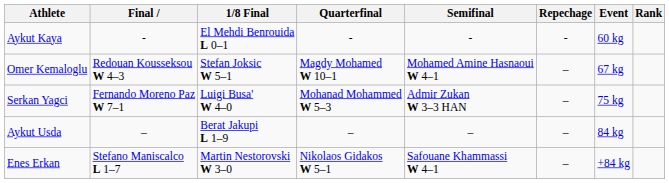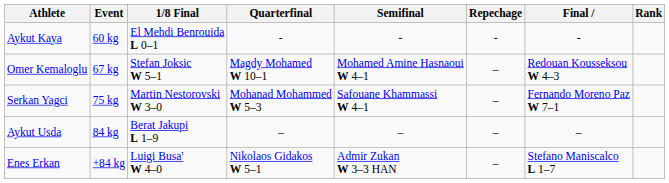columns swapped: (614, 13) <-> (144, 13)
(227, 100) Luigi Busa' W 4–0 -> (175, 100) Martin Nestorovski W 3–0
(438, 100) Admir Zukan W 3–3 HAN -> (387, 100) Safouane Khammassi W 4–1
(245, 163) Martin Nestorovski W 3–0 -> (157, 163) Luigi Busa' W 4–0
(457, 163) Safouane Khammassi W 4–1 -> (368, 163) Admir Zukan W 3–3 HAN
